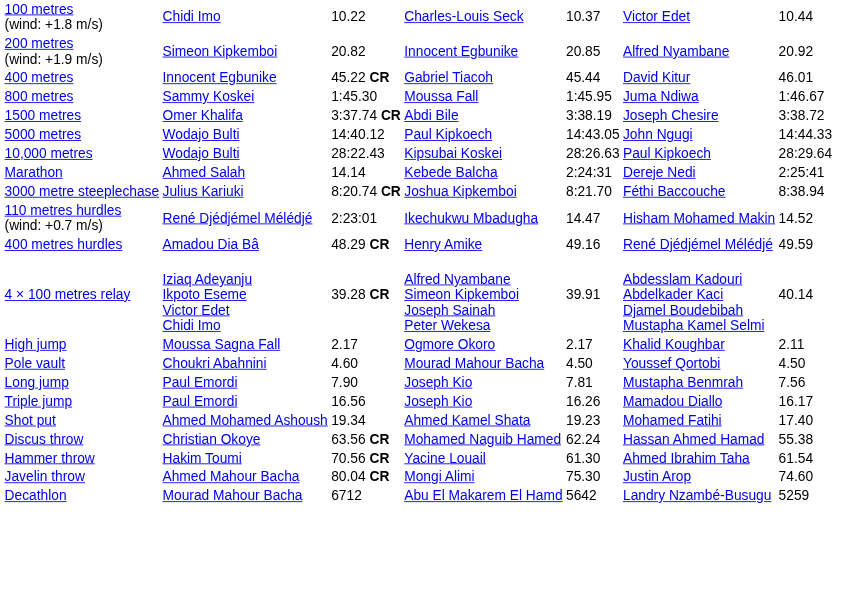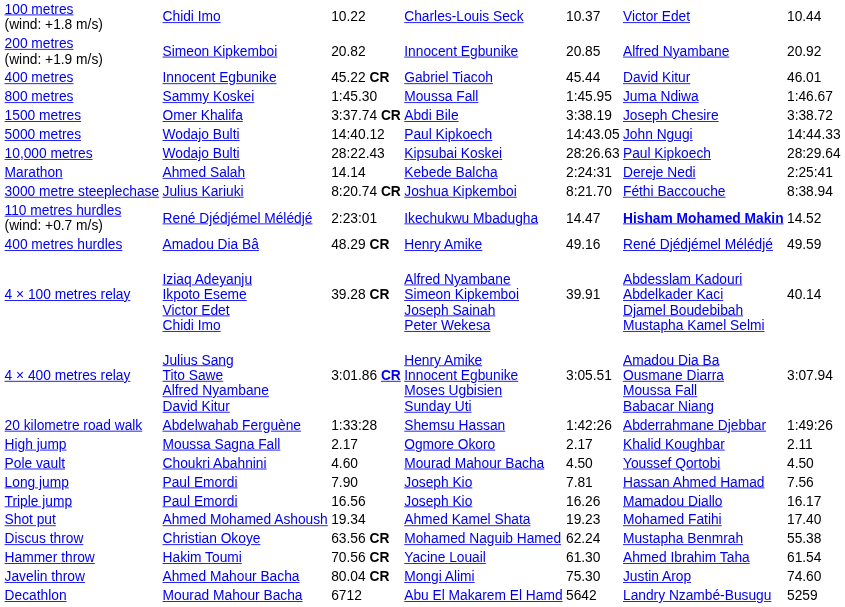(699, 218) normal -> (703, 218) bold
+ row: (67, 375)
+ row: (73, 425)
(683, 382) Mustapha Benmrah -> (694, 482) Hassan Ahmed Hamad
(694, 439) Hassan Ahmed Hamad -> (683, 539) Mustapha Benmrah
